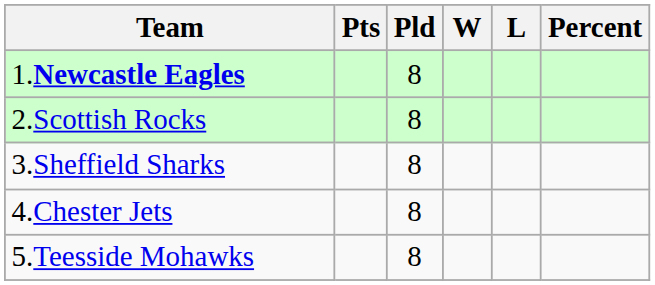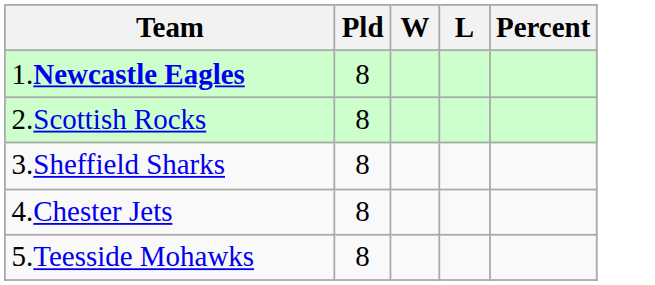- column: (361, 27)
